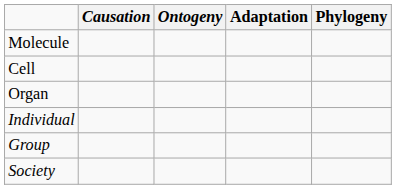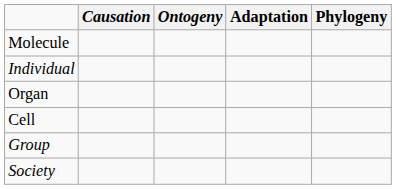rows swapped: (22, 68) <-> (41, 119)
